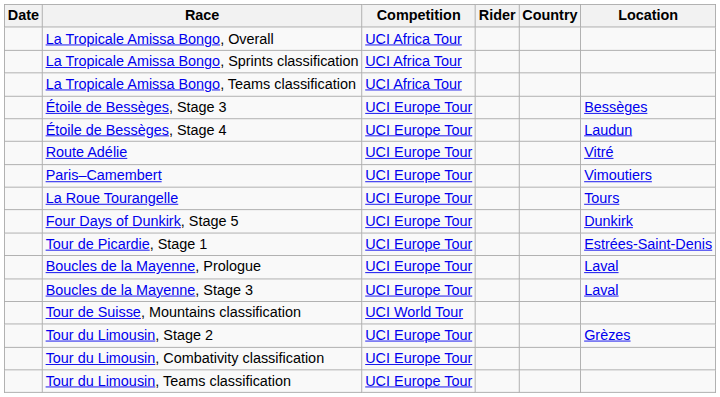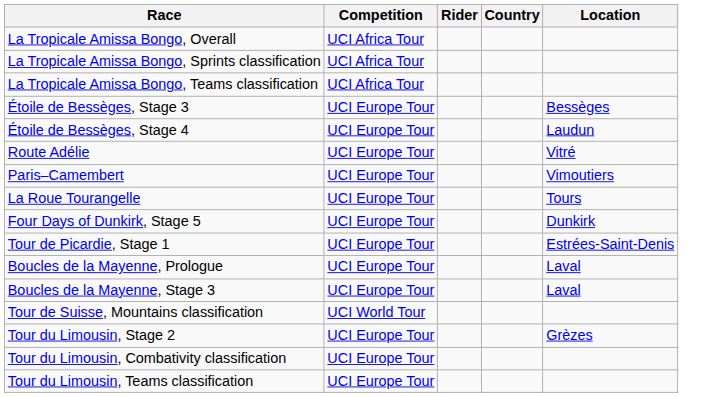- column: (23, 15)
